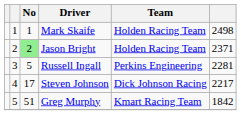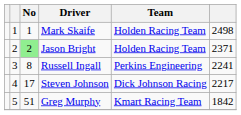(29, 66) 5 -> (29, 66) 8
(223, 66) 2281 -> (223, 66) 2241
